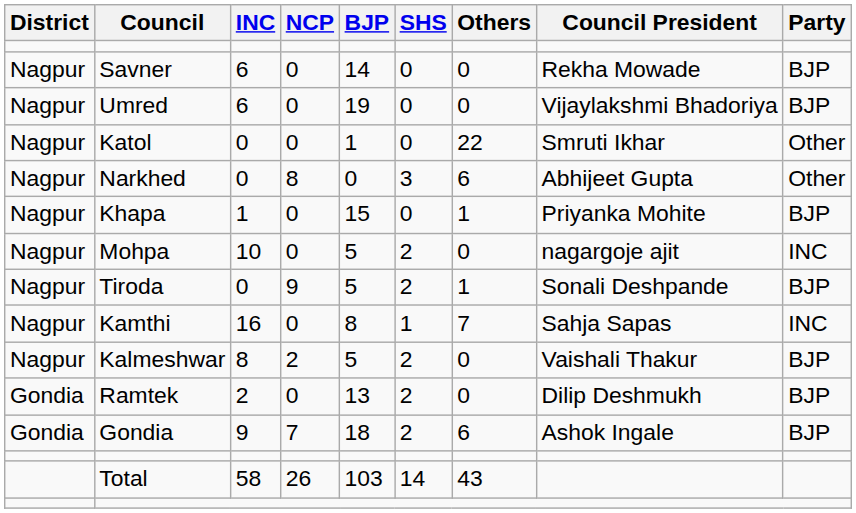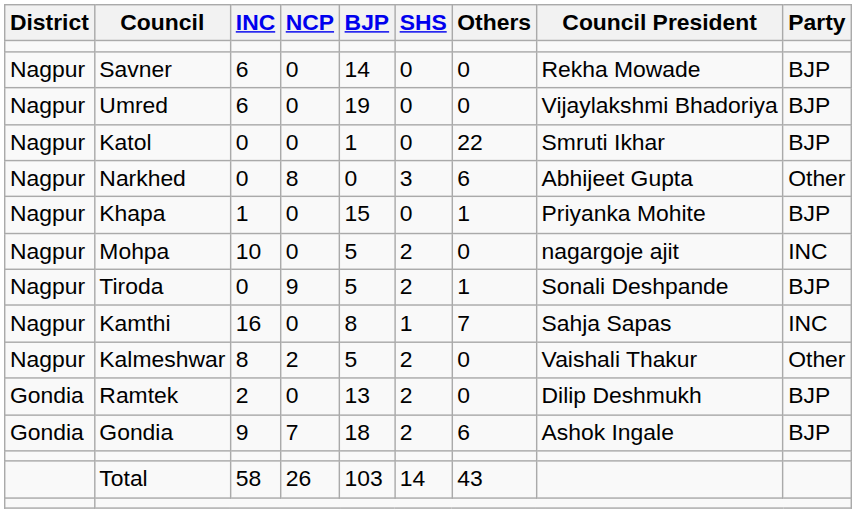(817, 142) Other -> (809, 142) BJP
(809, 359) BJP -> (817, 359) Other
